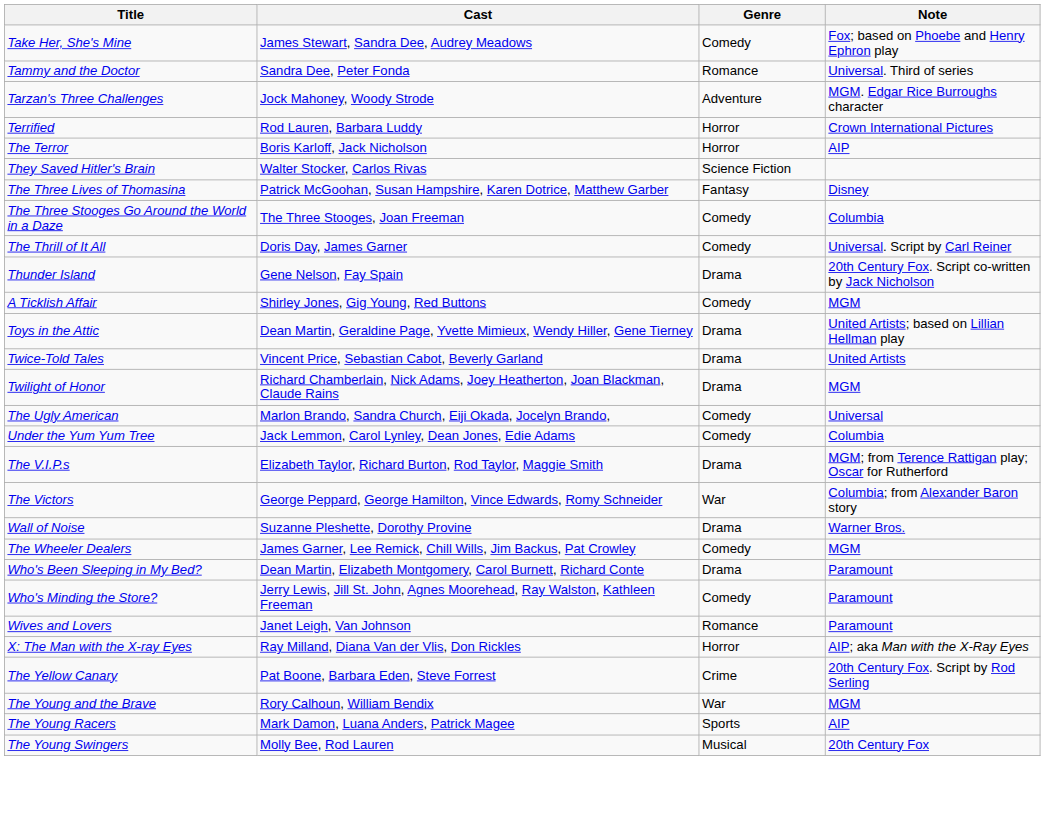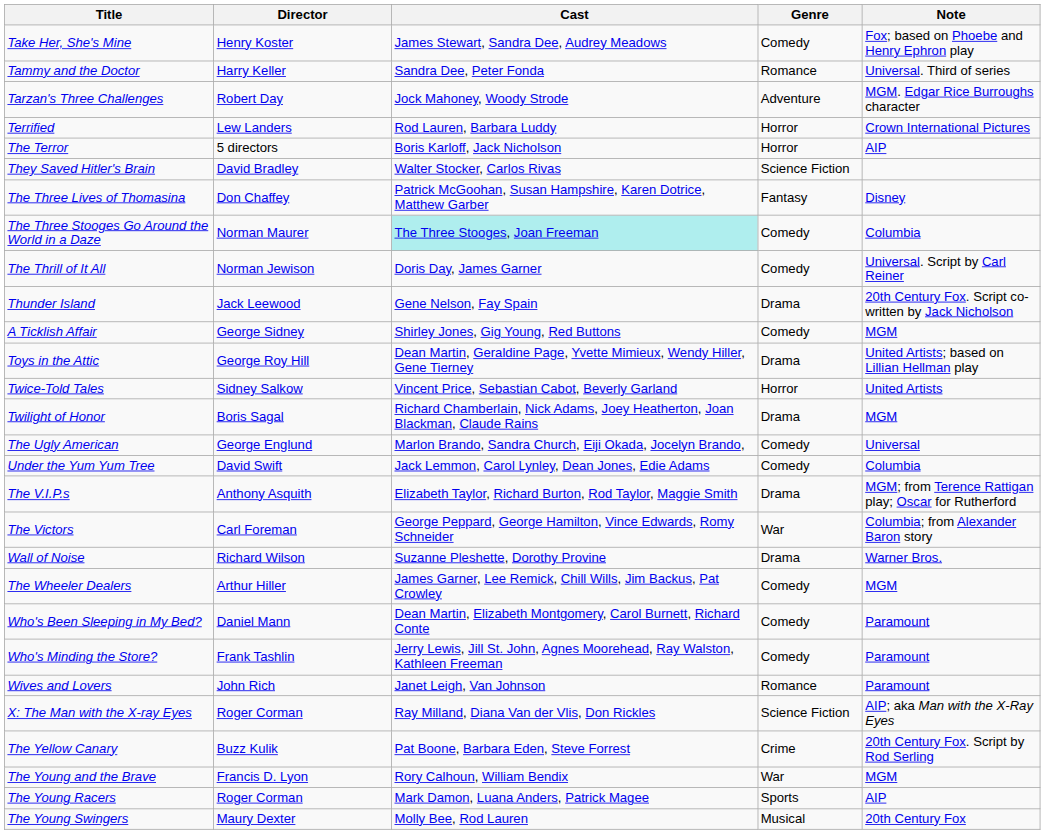+ column: (303, 14)
(362, 218) no background -> (496, 233) paleturquoise background
(722, 359) Drama -> (779, 388) Horror
(722, 569) Drama -> (785, 621) Comedy
(721, 647) Horror -> (805, 713) Science Fiction
